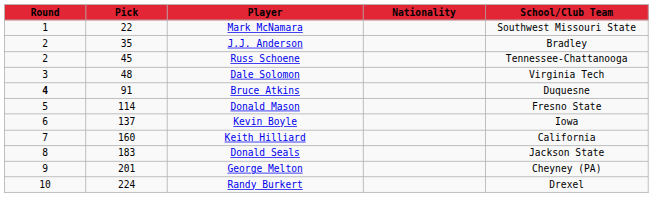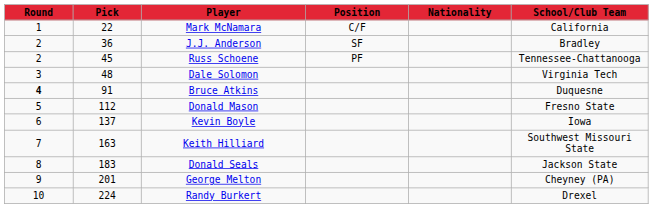+ column: (357, 12)
(567, 28) Southwest Missouri State -> (580, 28) California
(127, 44) 35 -> (107, 44) 36
(127, 106) 114 -> (107, 106) 112
(127, 138) 160 -> (107, 143) 163
(567, 138) California -> (580, 143) Southwest Missouri State
